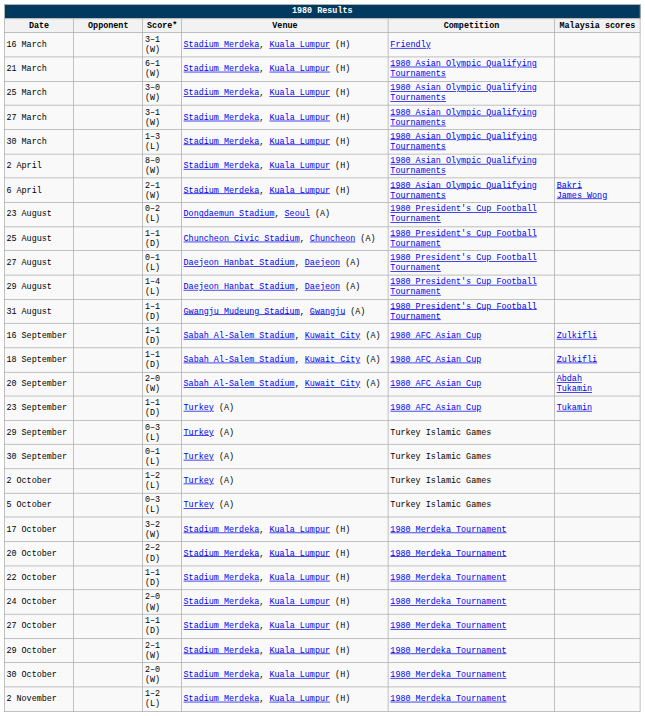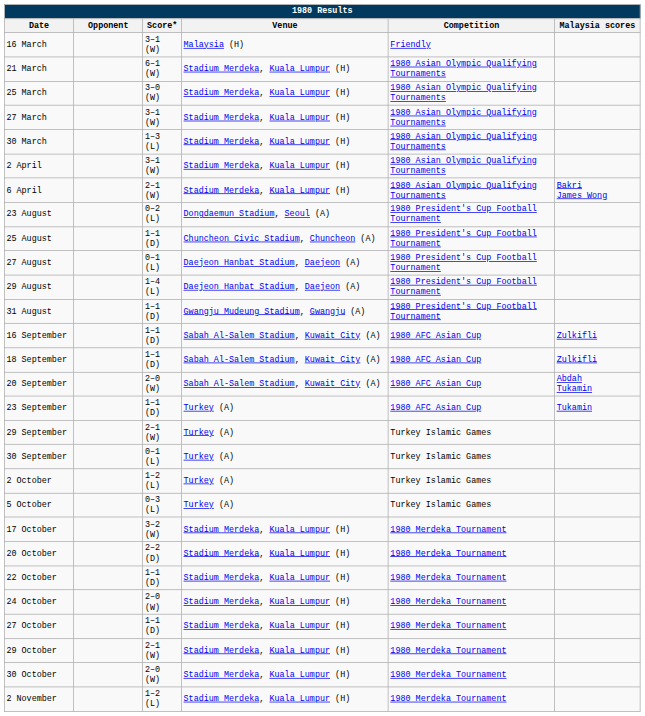(267, 44) Stadium Merdeka, Kuala Lumpur (H) -> (214, 44) Malaysia (H)
(153, 166) 8–0 (W) -> (153, 166) 3–1 (W)
(153, 432) 0–3 (L) -> (153, 432) 2–1 (W)
